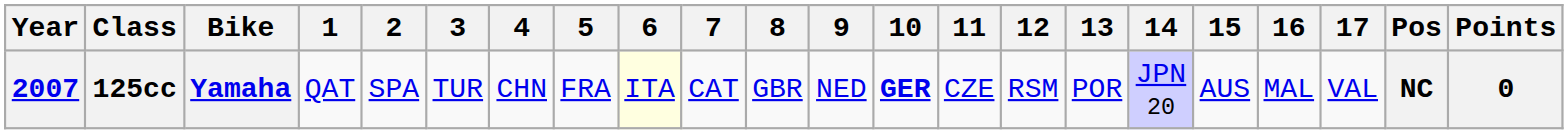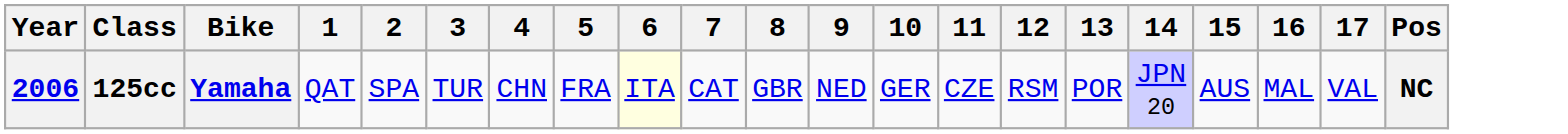- column: (1506, 28)
(45, 90) 2007 -> (45, 90) 2006
(905, 90) bold -> (905, 90) normal
